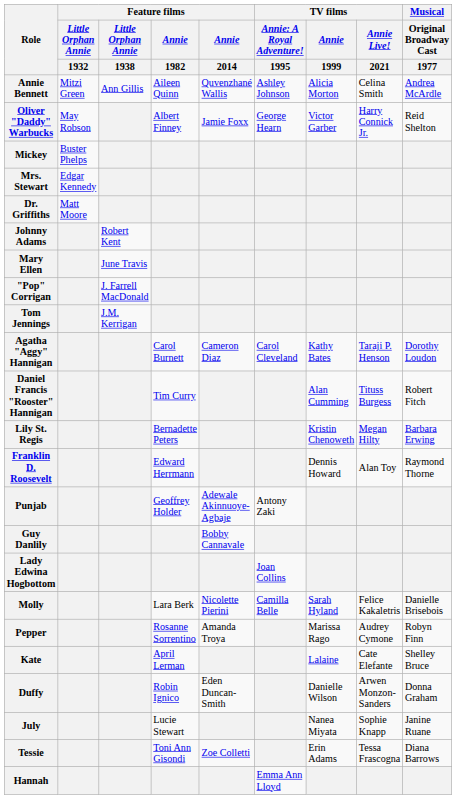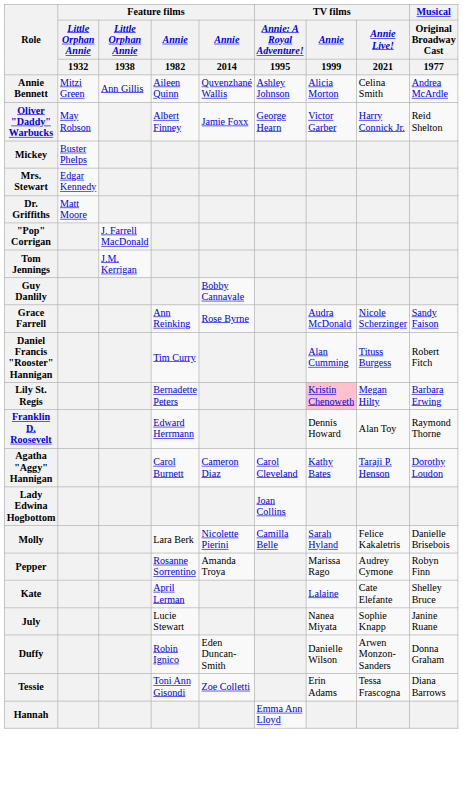- row: (31, 236)
- row: (31, 264)
rows swapped: (31, 351) <-> (31, 539)
+ row: (31, 318)
(331, 434) no background -> (331, 396) pink background
- row: (31, 506)
rows swapped: (31, 693) <-> (31, 726)
